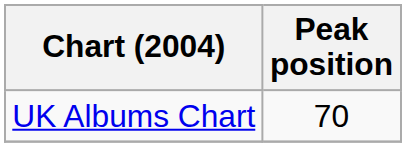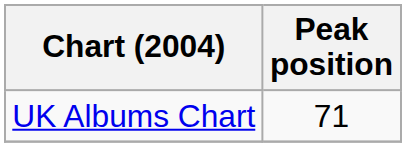(331, 115) 70 -> (331, 115) 71
